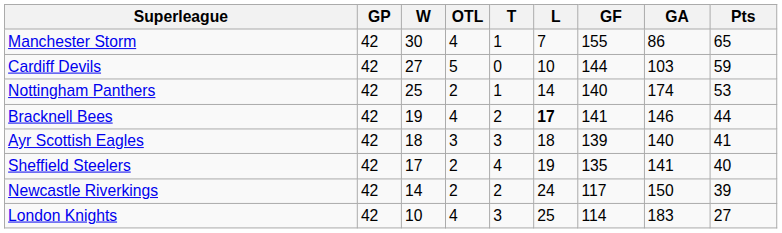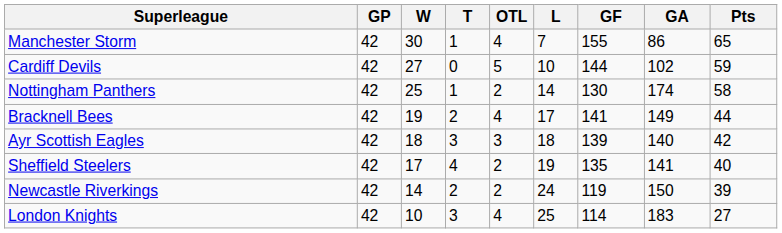columns swapped: (512, 16) <-> (468, 16)
(661, 66) 103 -> (661, 66) 102
(594, 91) 140 -> (594, 91) 130
(722, 91) 53 -> (722, 91) 58
(546, 116) bold -> (546, 116) normal
(661, 116) 146 -> (661, 116) 149
(722, 141) 41 -> (722, 141) 42
(594, 191) 117 -> (594, 191) 119
